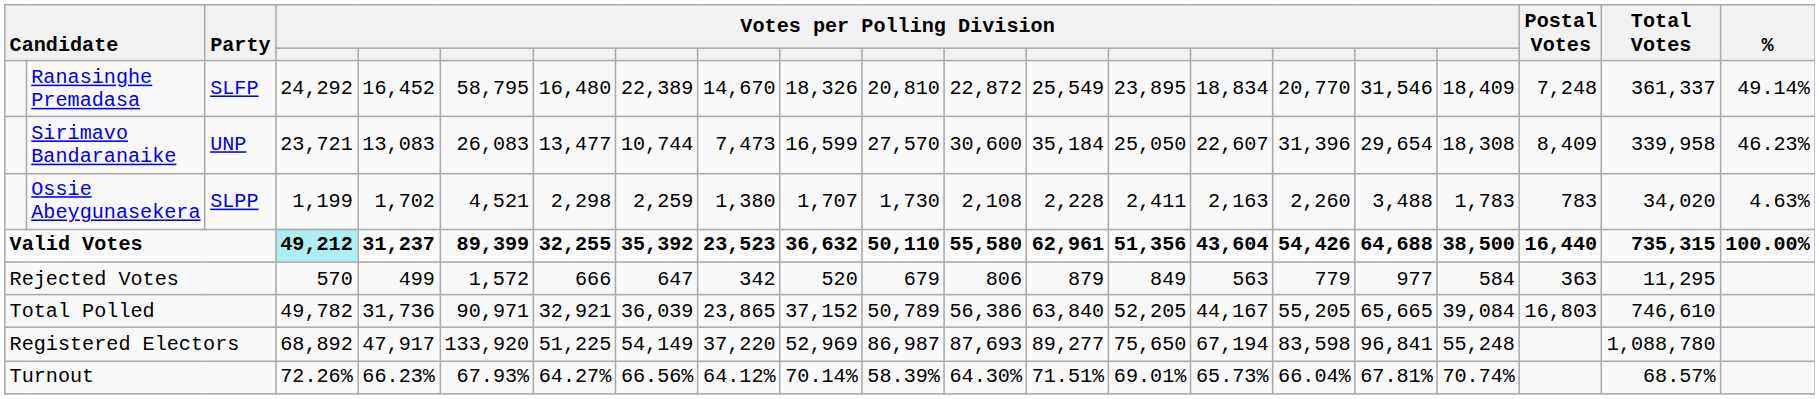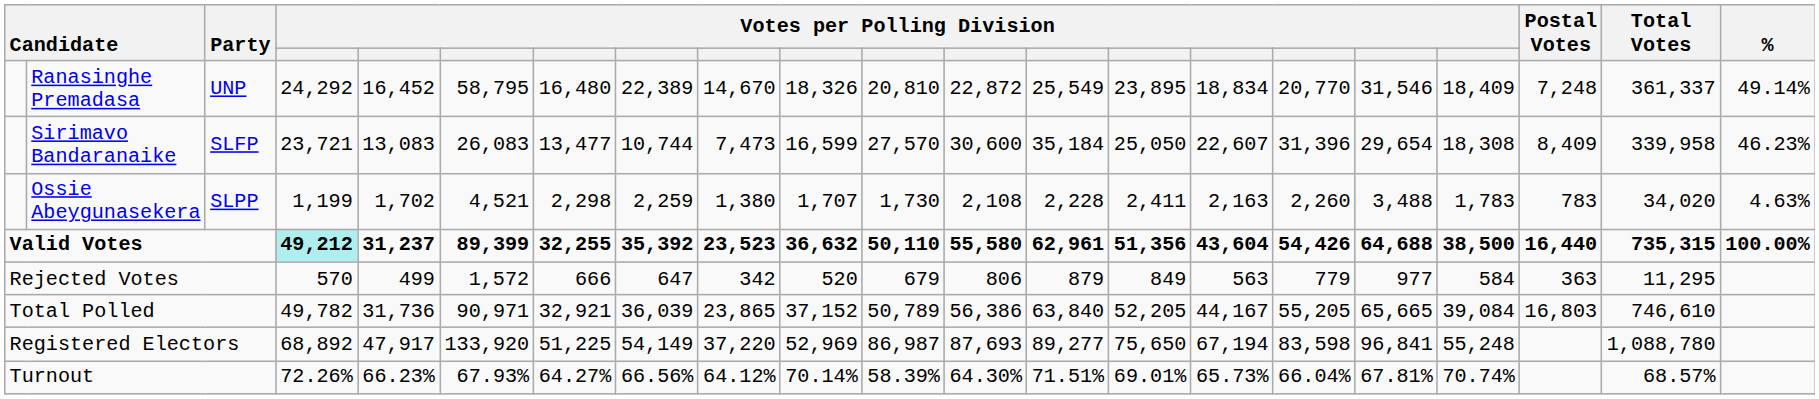(234, 89) SLFP -> (228, 89) UNP
(228, 145) UNP -> (234, 145) SLFP
